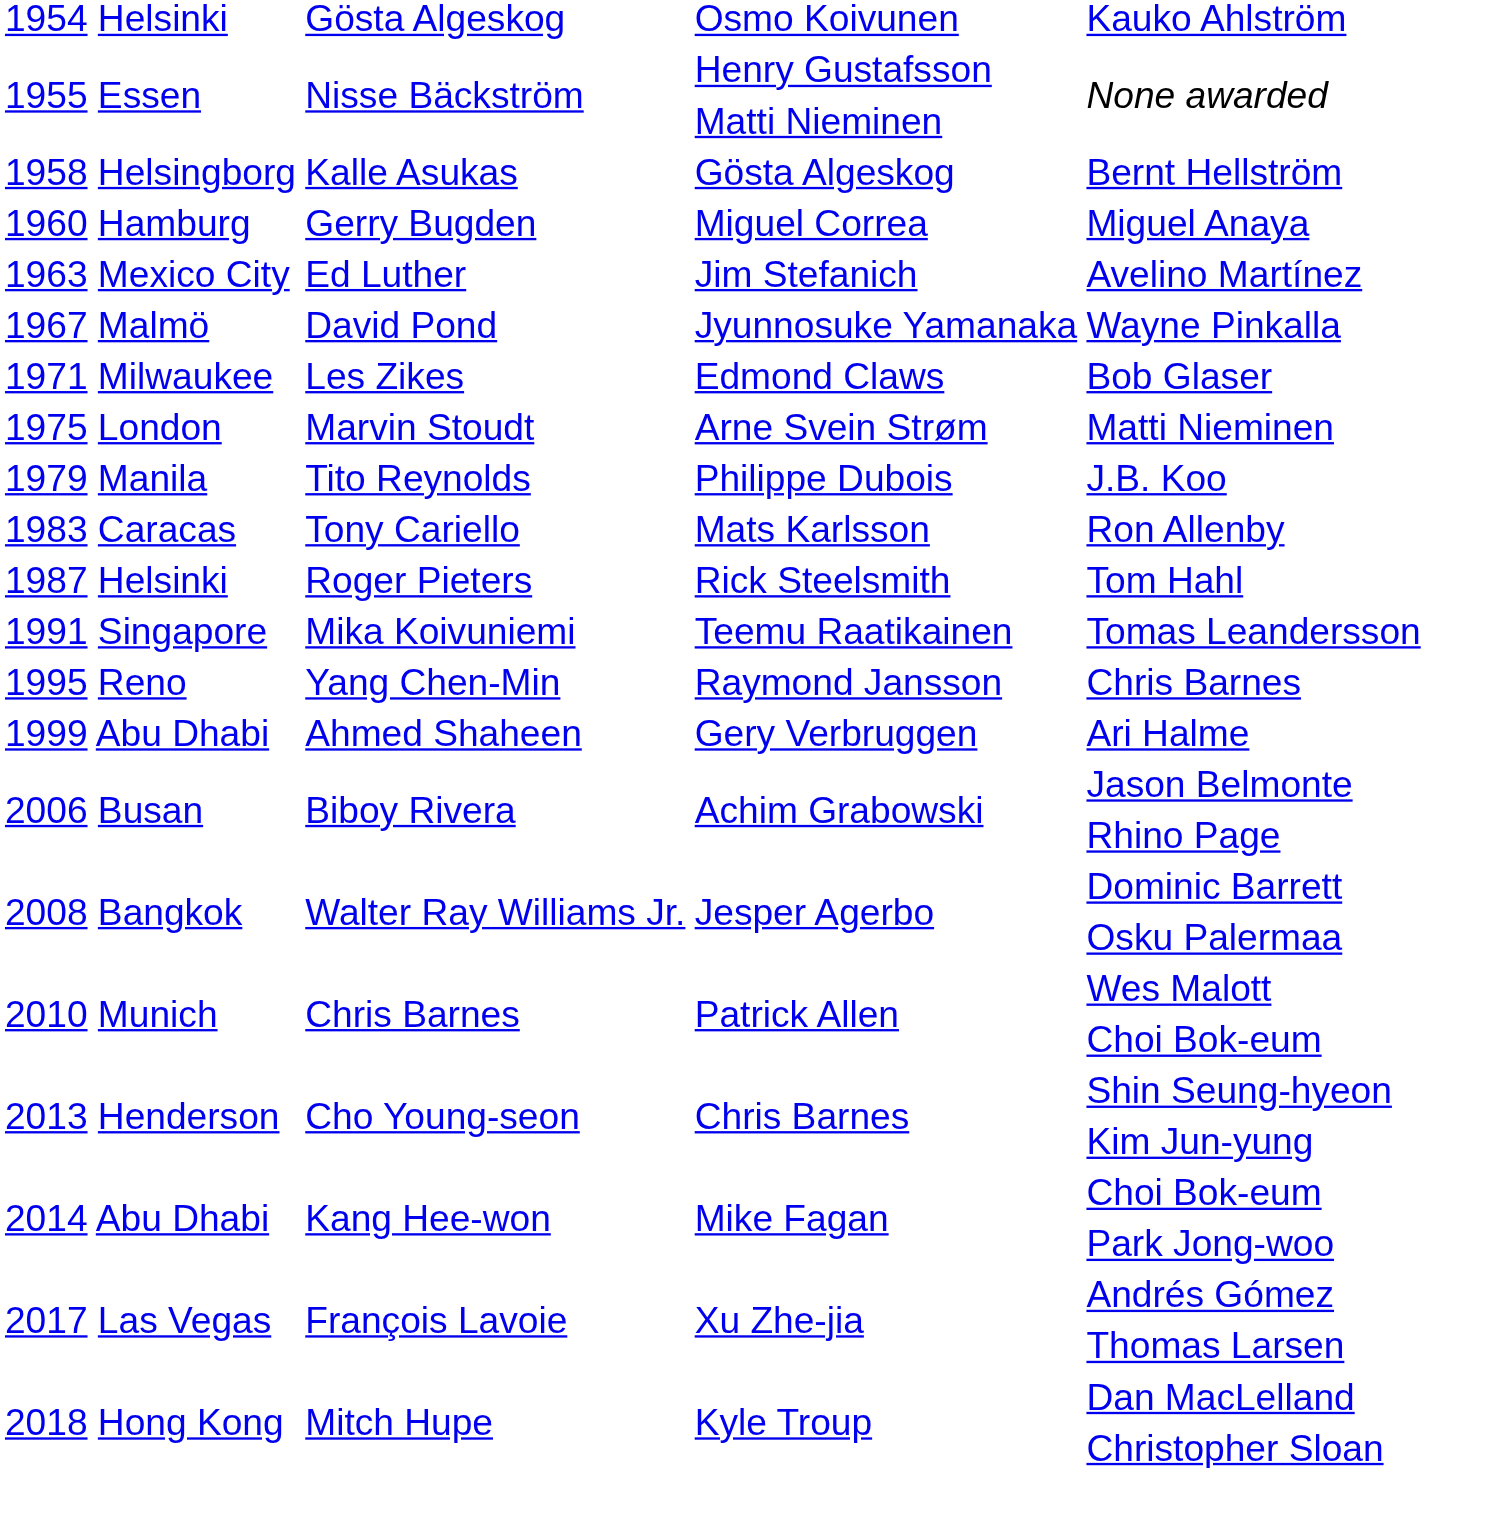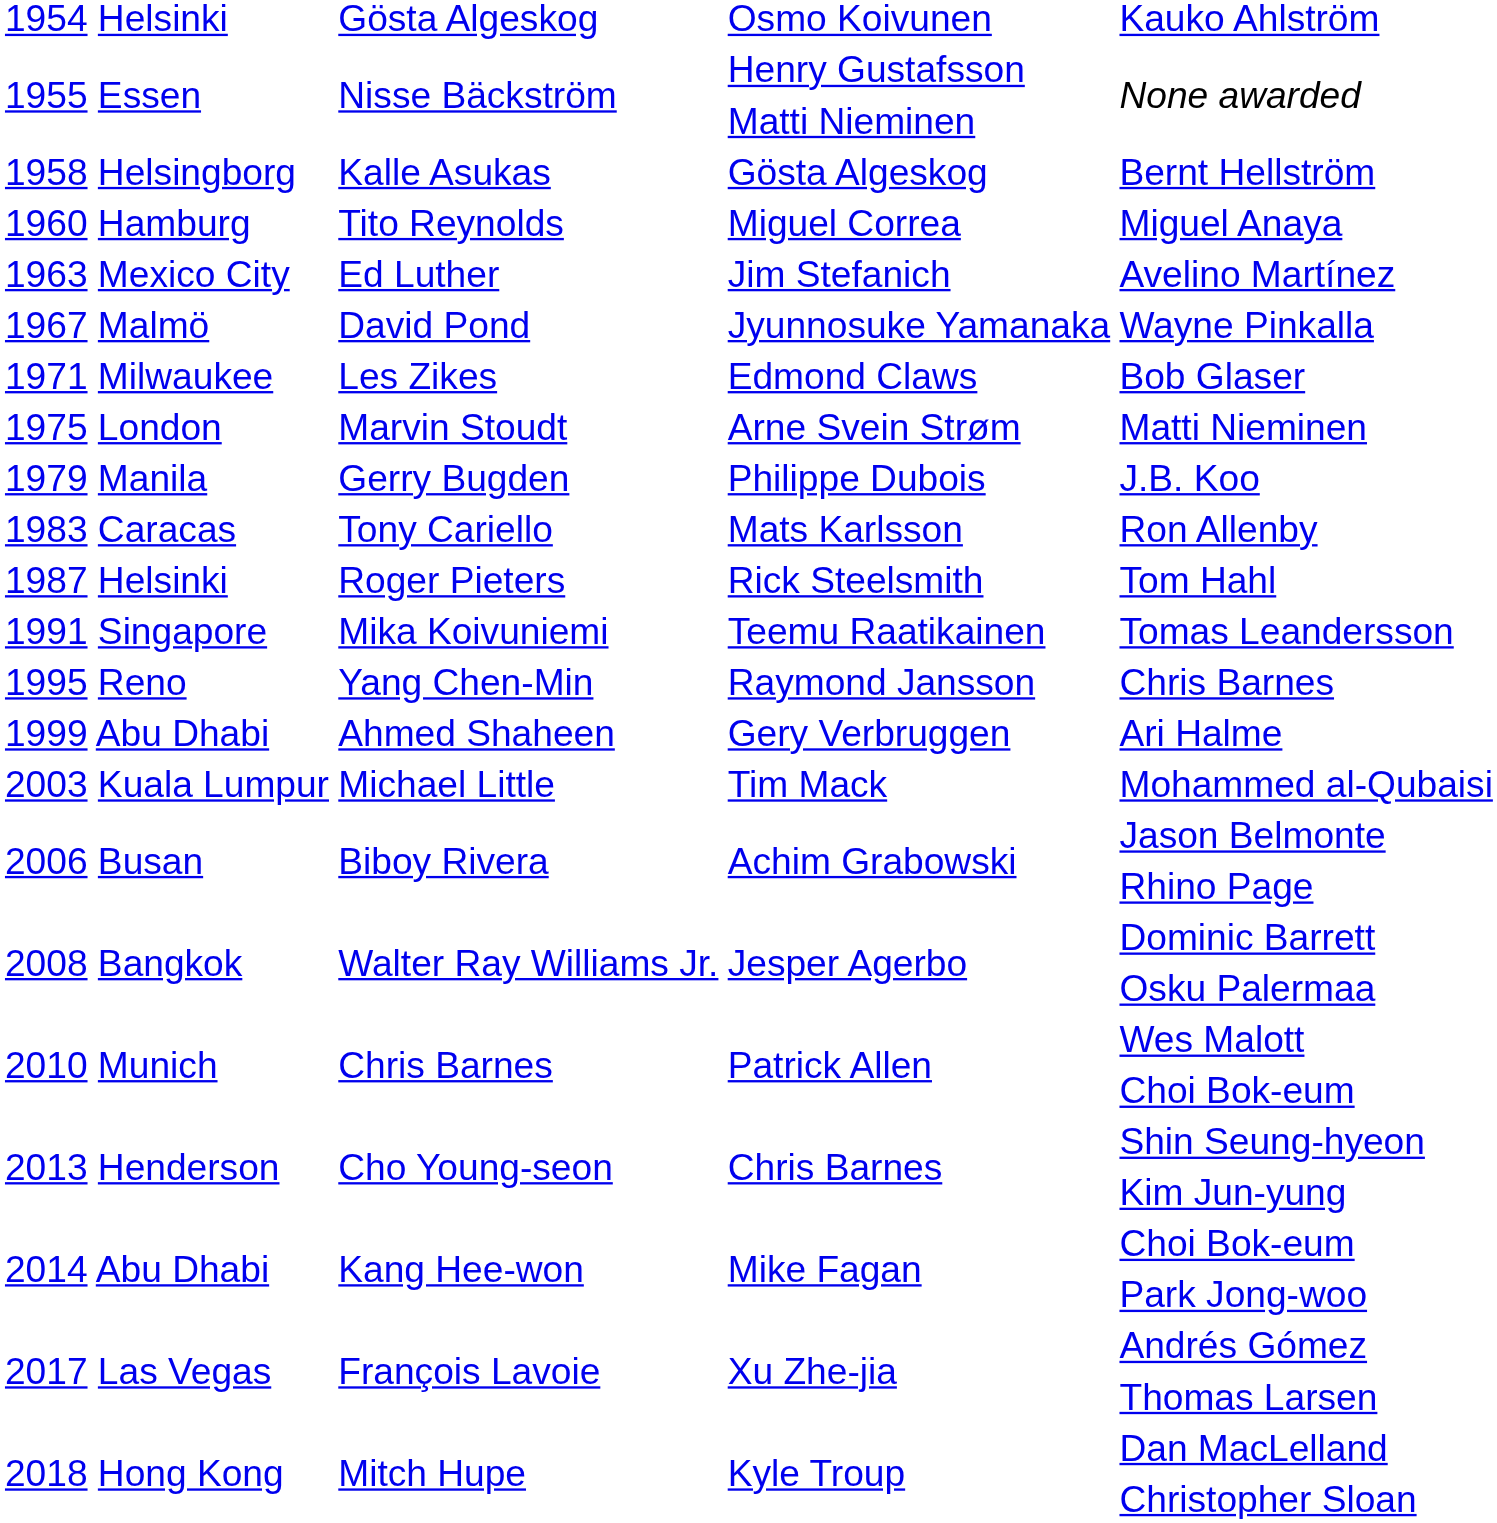(421, 223) Gerry Bugden -> (451, 223) Tito Reynolds
(418, 478) Tito Reynolds -> (454, 478) Gerry Bugden
+ row: (807, 784)
